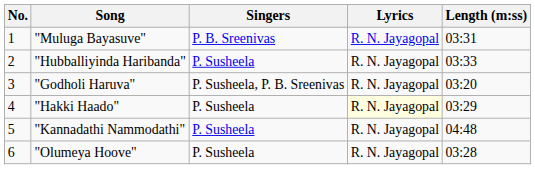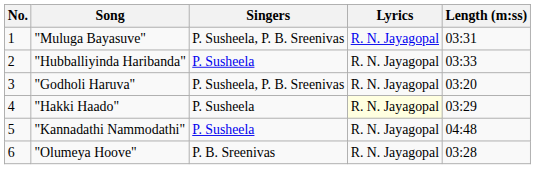(234, 38) P. B. Sreenivas -> (268, 38) P. Susheela, P. B. Sreenivas
(223, 152) P. Susheela -> (234, 152) P. B. Sreenivas
